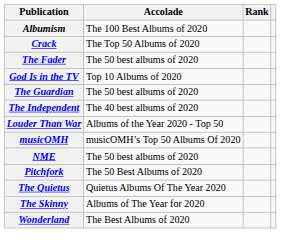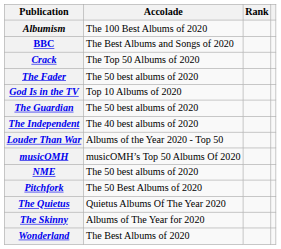+ row: (44, 44)
